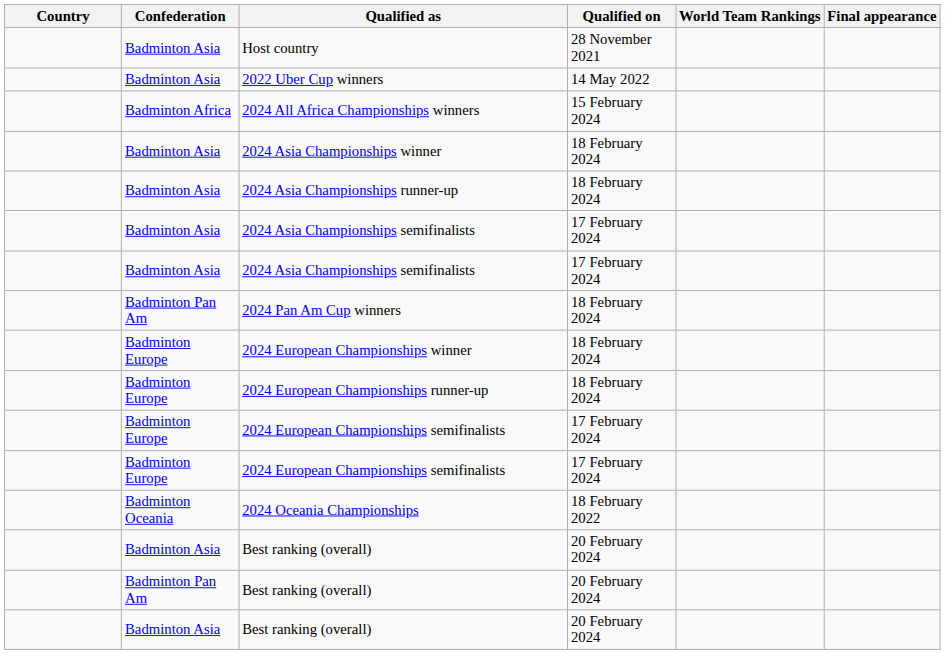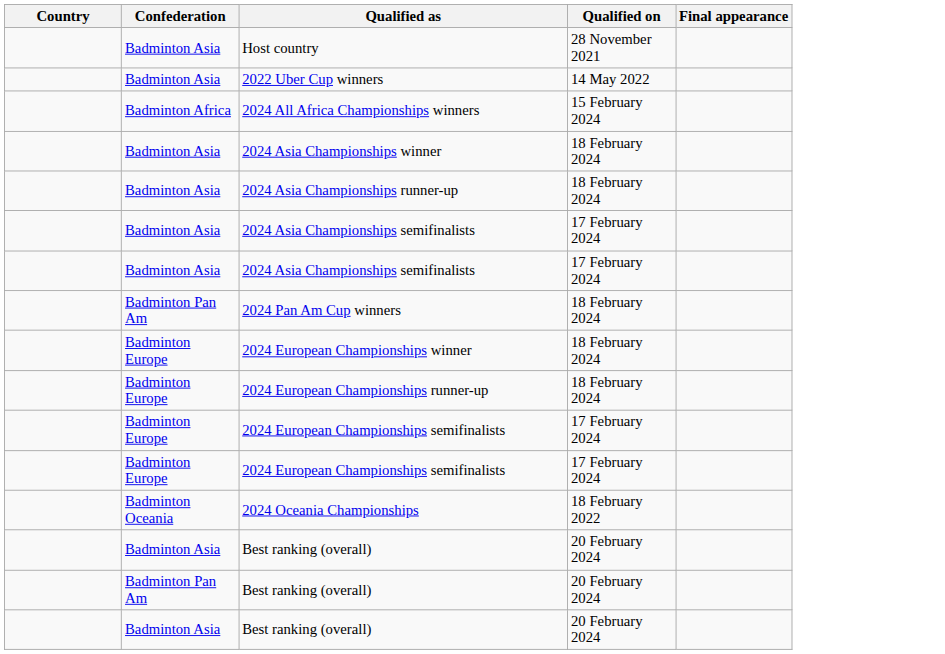- column: (750, 16)
